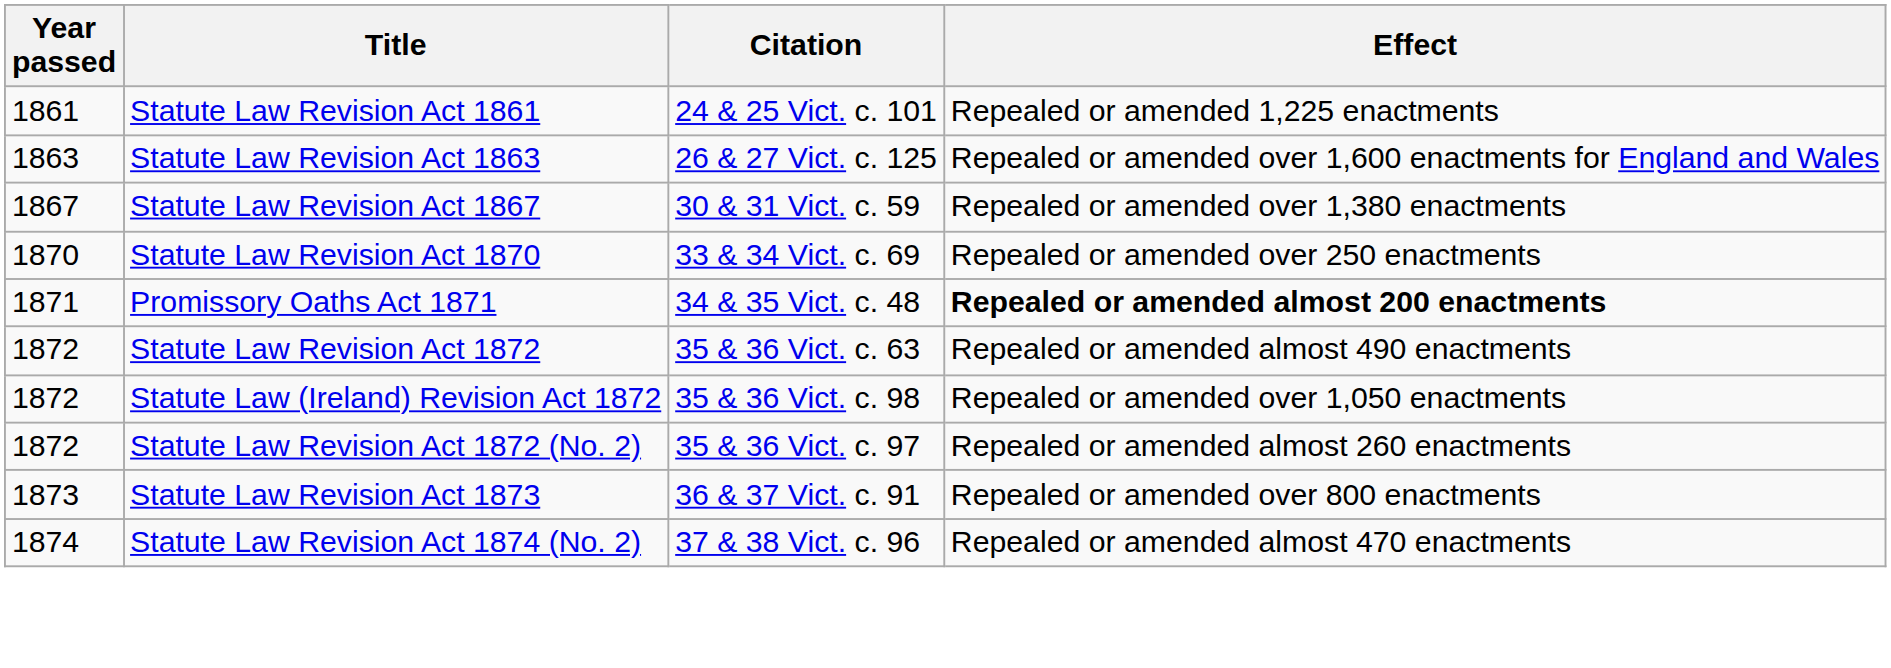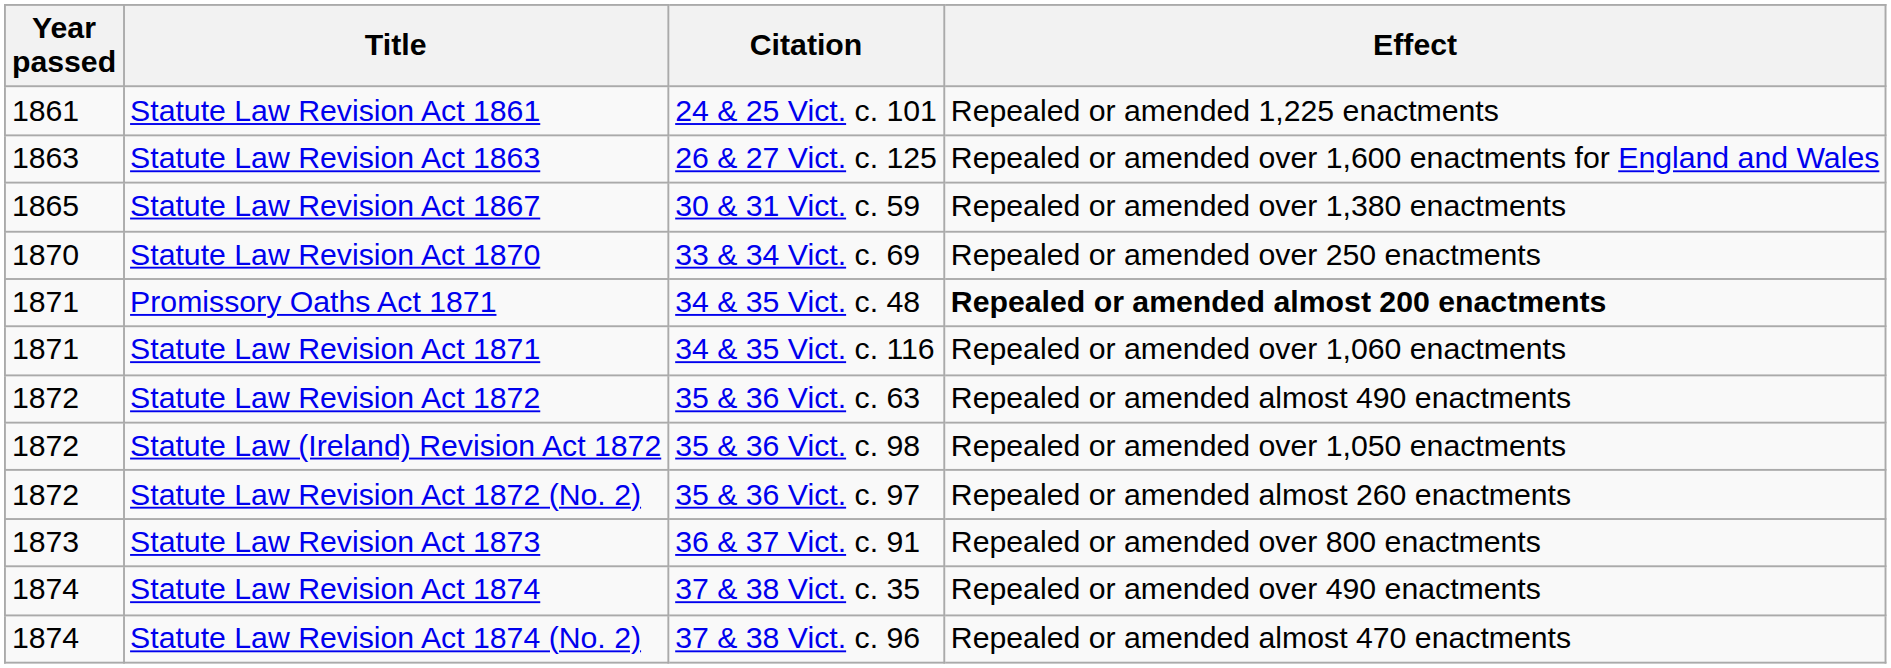(46, 206) 1867 -> (46, 206) 1865
+ row: (335, 350)
+ row: (335, 590)
